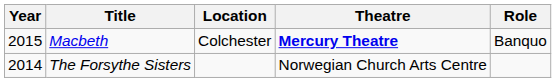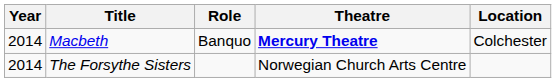columns swapped: (520, 16) <-> (235, 16)
(25, 41) 2015 -> (25, 41) 2014
